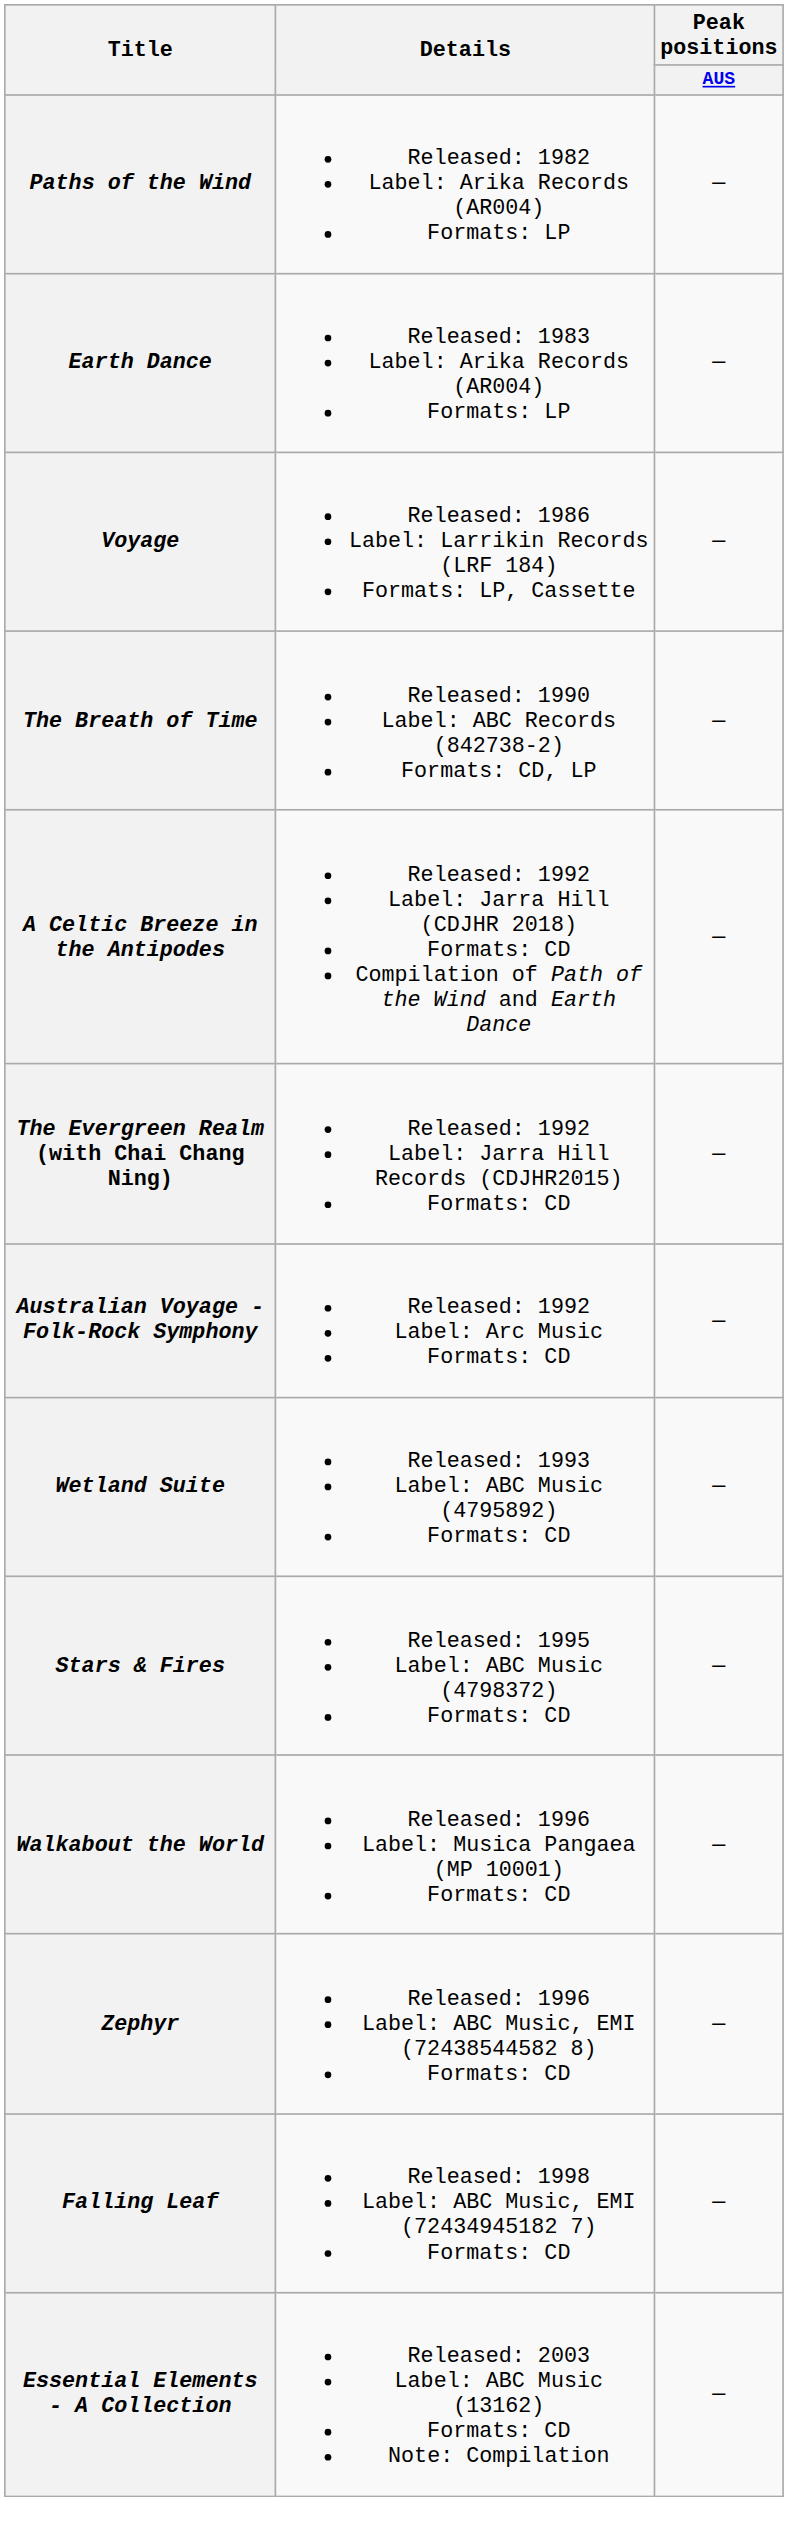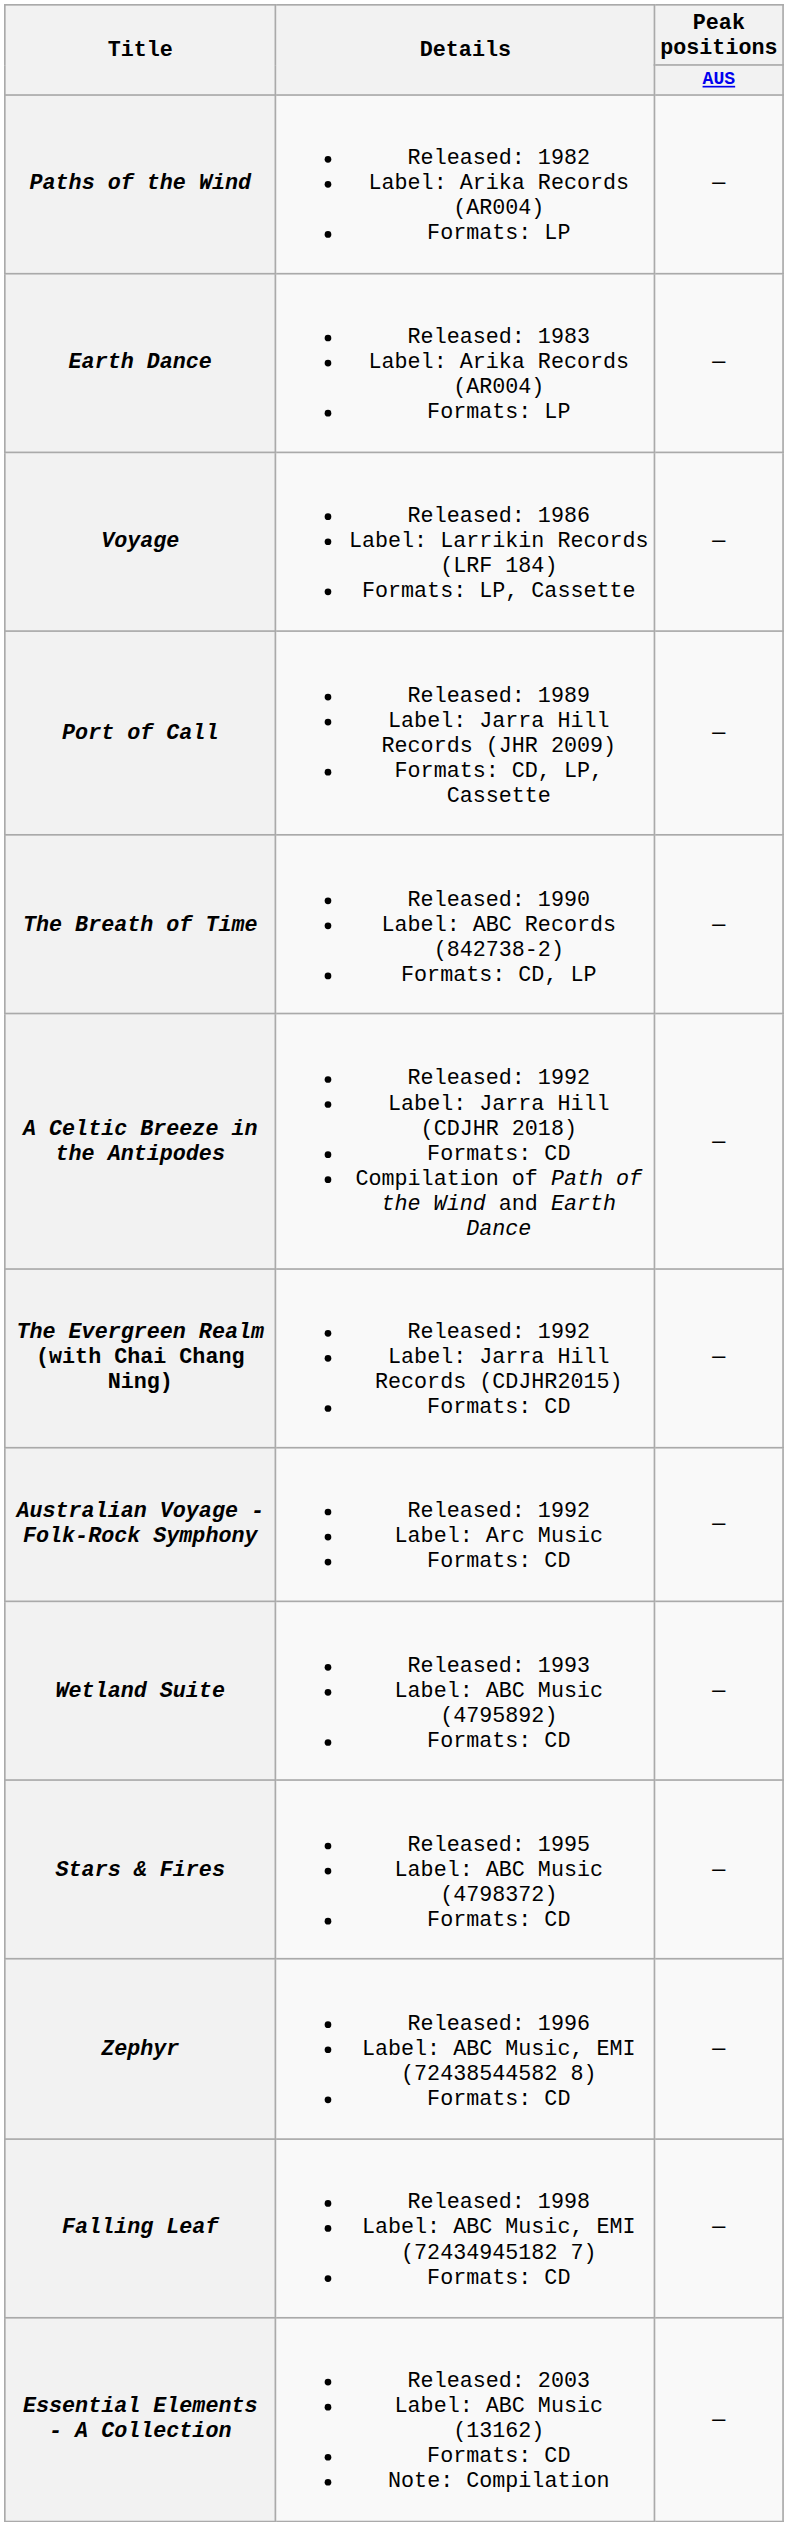+ row: (140, 733)
- row: (140, 1845)
